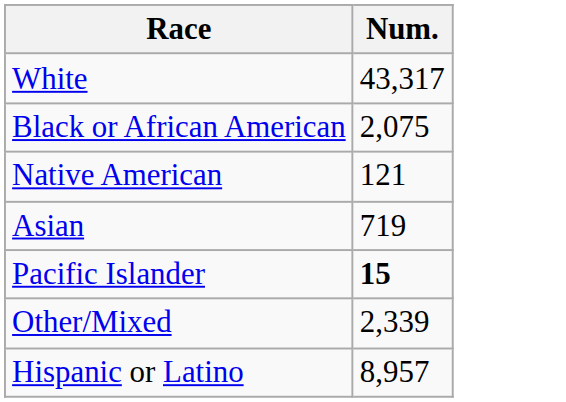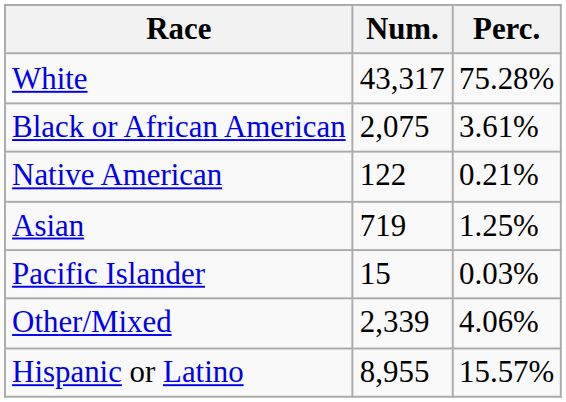+ column: (507, 28)
(383, 175) 121 -> (383, 175) 122
(375, 273) bold -> (375, 273) normal
(395, 371) 8,957 -> (395, 371) 8,955
